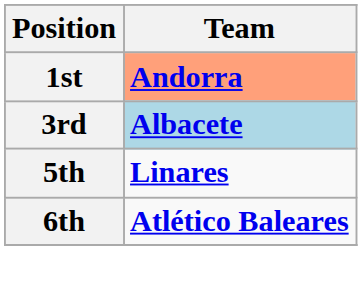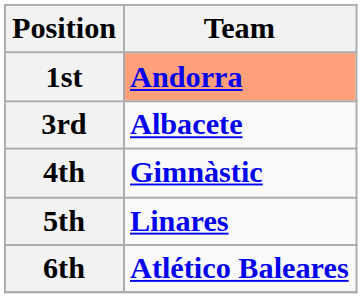(186, 124) lightblue background -> (186, 124) no background
+ row: (64, 172)
